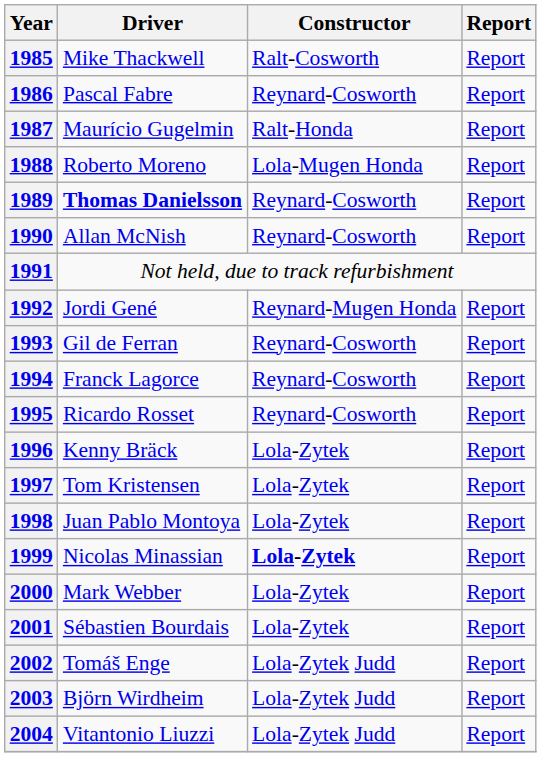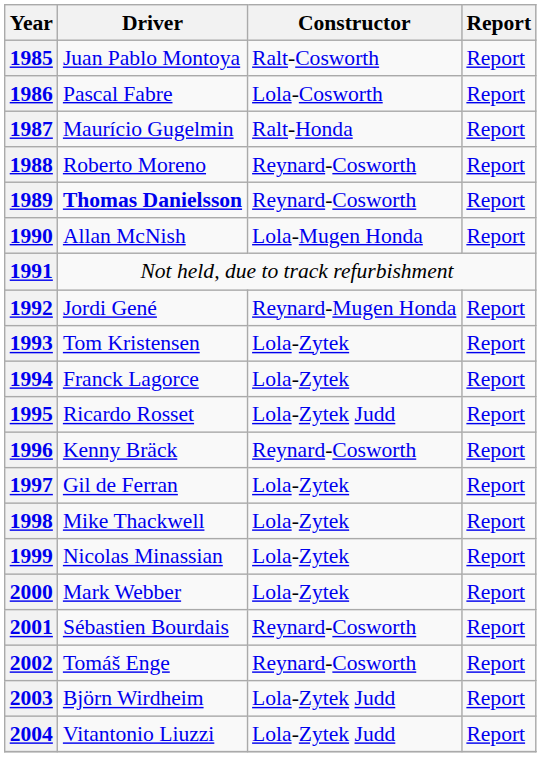(134, 58) Mike Thackwell -> (152, 58) Juan Pablo Montoya
(334, 93) Reynard-Cosworth -> (317, 93) Lola-Cosworth
(337, 164) Lola-Mugen Honda -> (334, 164) Reynard-Cosworth
(334, 236) Reynard-Cosworth -> (337, 236) Lola-Mugen Honda
(120, 342) Gil de Ferran -> (131, 342) Tom Kristensen
(334, 342) Reynard-Cosworth -> (301, 342) Lola-Zytek
(334, 378) Reynard-Cosworth -> (301, 378) Lola-Zytek
(334, 413) Reynard-Cosworth -> (324, 413) Lola-Zytek Judd
(301, 449) Lola-Zytek -> (334, 449) Reynard-Cosworth
(131, 485) Tom Kristensen -> (120, 485) Gil de Ferran
(152, 520) Juan Pablo Montoya -> (134, 520) Mike Thackwell
(304, 556) bold -> (301, 556) normal
(301, 627) Lola-Zytek -> (334, 627) Reynard-Cosworth
(324, 663) Lola-Zytek Judd -> (334, 663) Reynard-Cosworth
